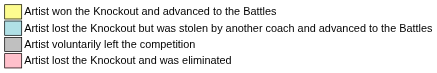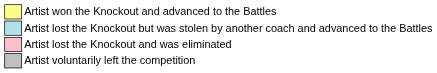rows swapped: (128, 60) <-> (110, 44)
